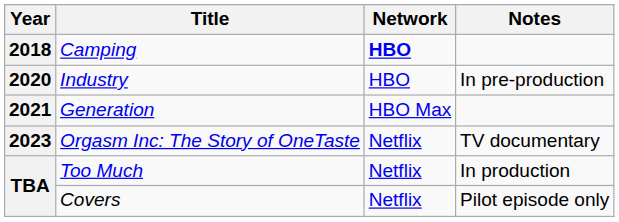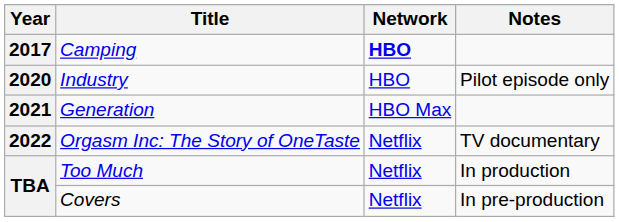(30, 49) 2018 -> (30, 49) 2017
(532, 79) In pre-production -> (535, 79) Pilot episode only
(30, 140) 2023 -> (30, 140) 2022
(535, 200) Pilot episode only -> (532, 200) In pre-production
